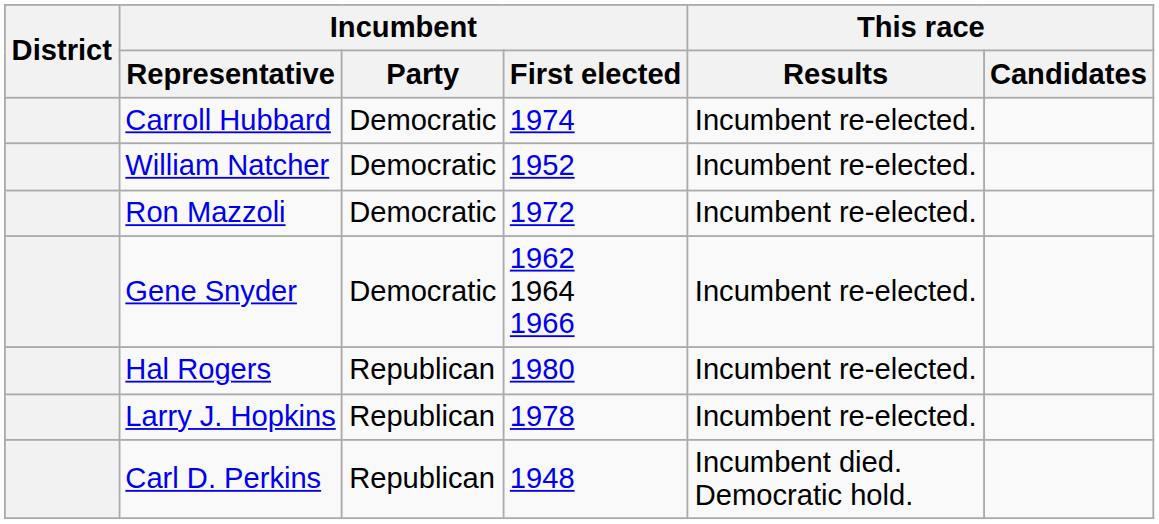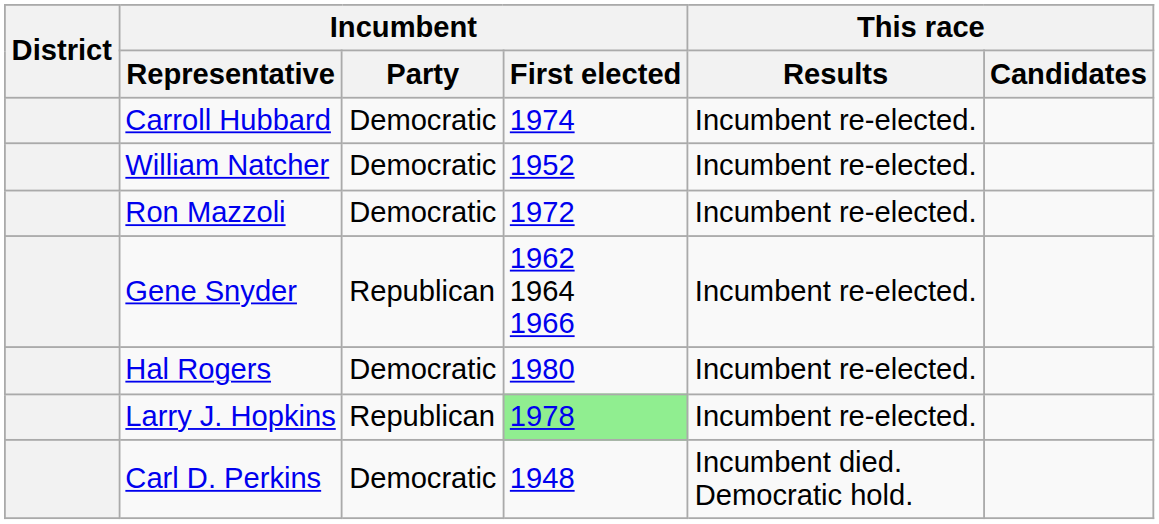(423, 291) Democratic -> (422, 291) Republican
(422, 370) Republican -> (423, 370) Democratic
(542, 416) no background -> (542, 416) lightgreen background
(422, 478) Republican -> (423, 478) Democratic
